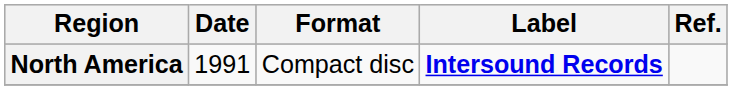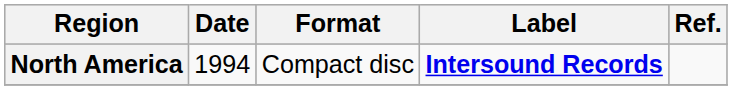(222, 64) 1991 -> (222, 64) 1994
